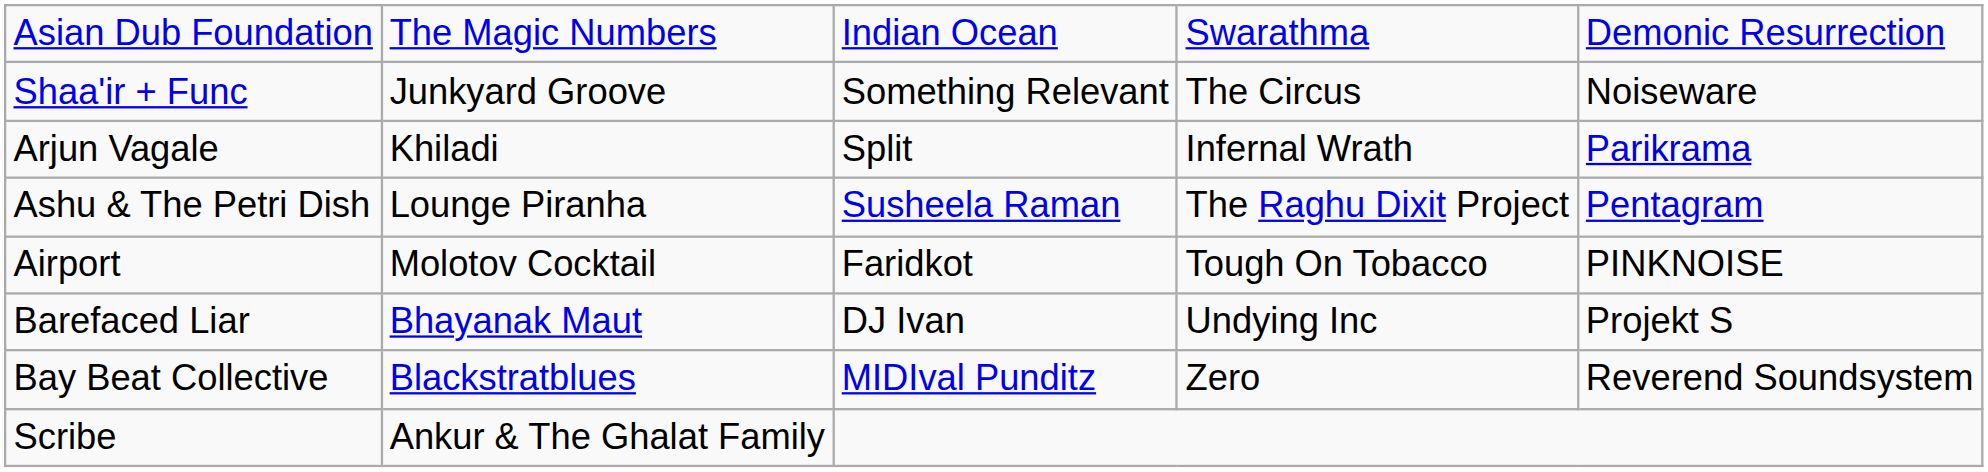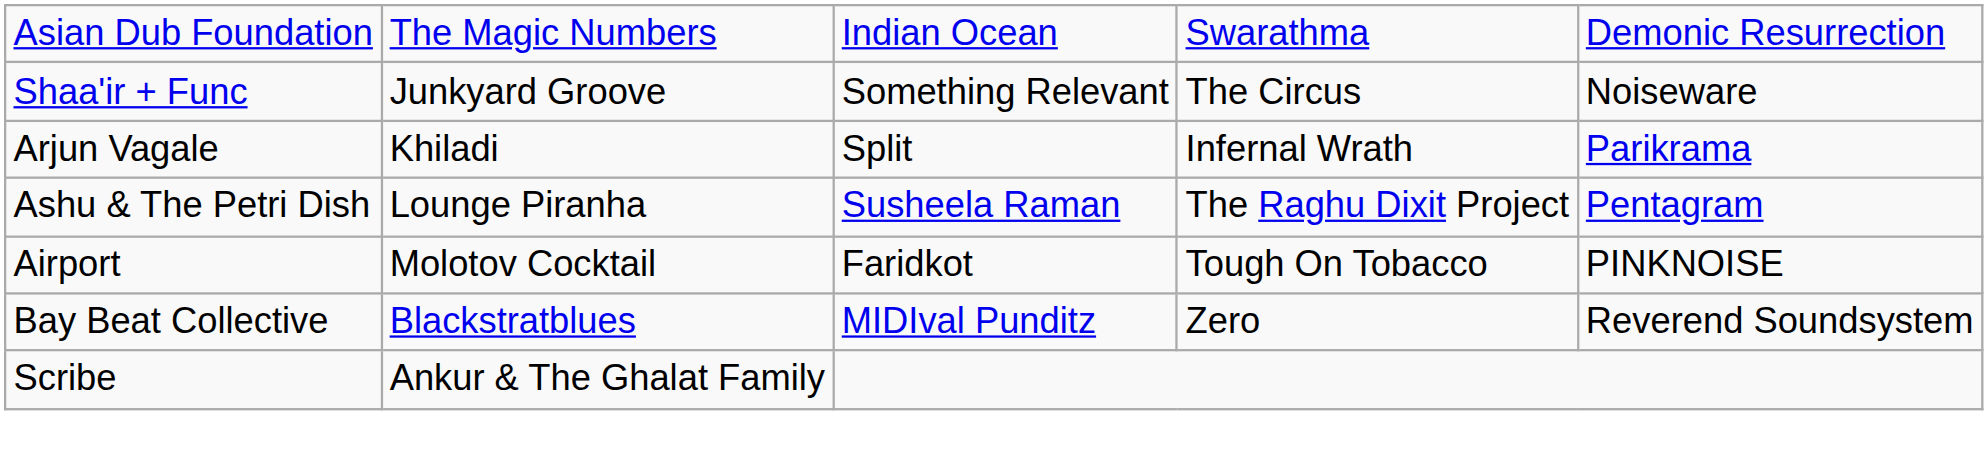- row: (132, 321)
